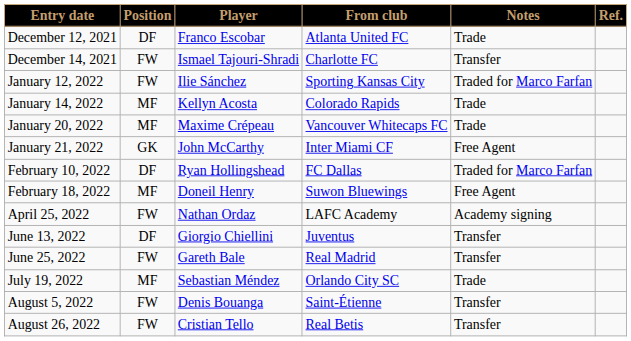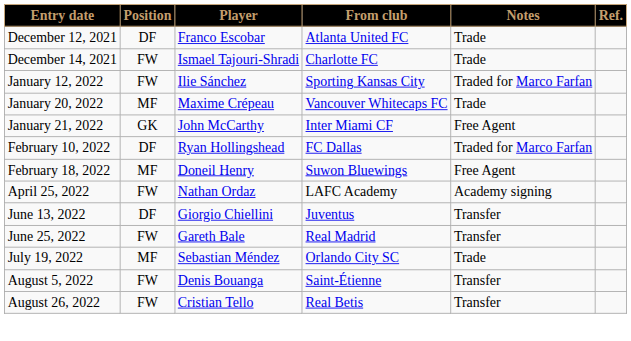(477, 59) Transfer -> (470, 59) Trade
- row: (55, 103)
